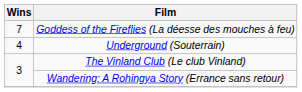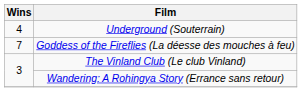rows swapped: (165, 29) <-> (165, 45)
